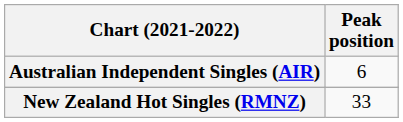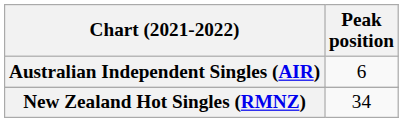(361, 102) 33 -> (361, 102) 34
